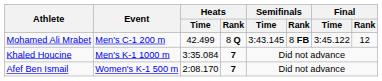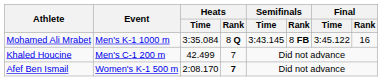(130, 40) Men's C-1 200 m -> (132, 40) Men's K-1 1000 m
(200, 40) 42.499 -> (200, 40) 3:35.084
(365, 40) 12 -> (365, 40) 16
(132, 55) Men's K-1 1000 m -> (130, 55) Men's C-1 200 m
(200, 55) 3:35.084 -> (200, 55) 42.499
(233, 55) bold -> (233, 55) normal
